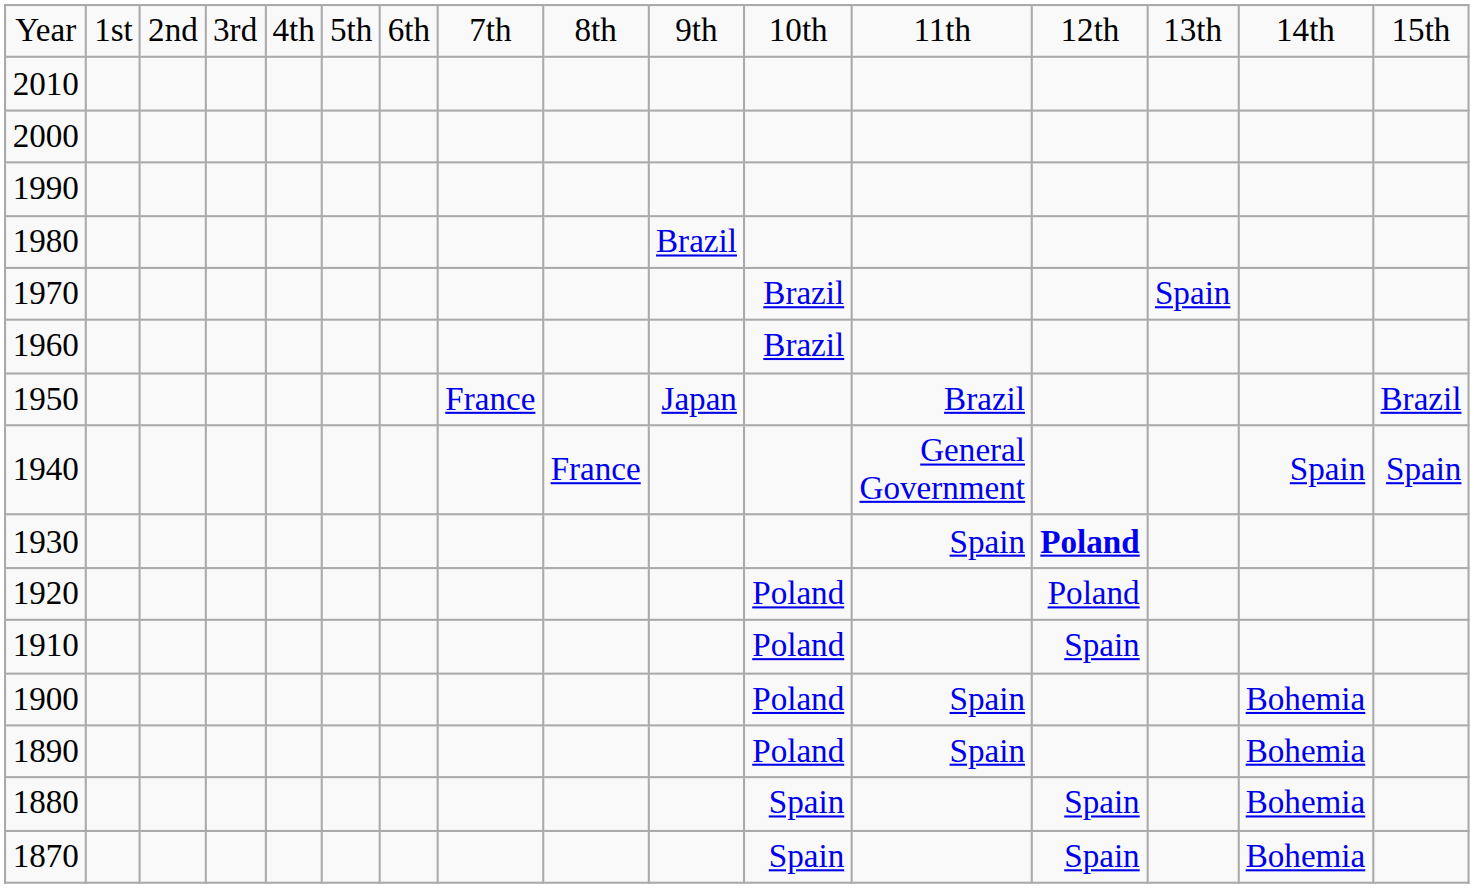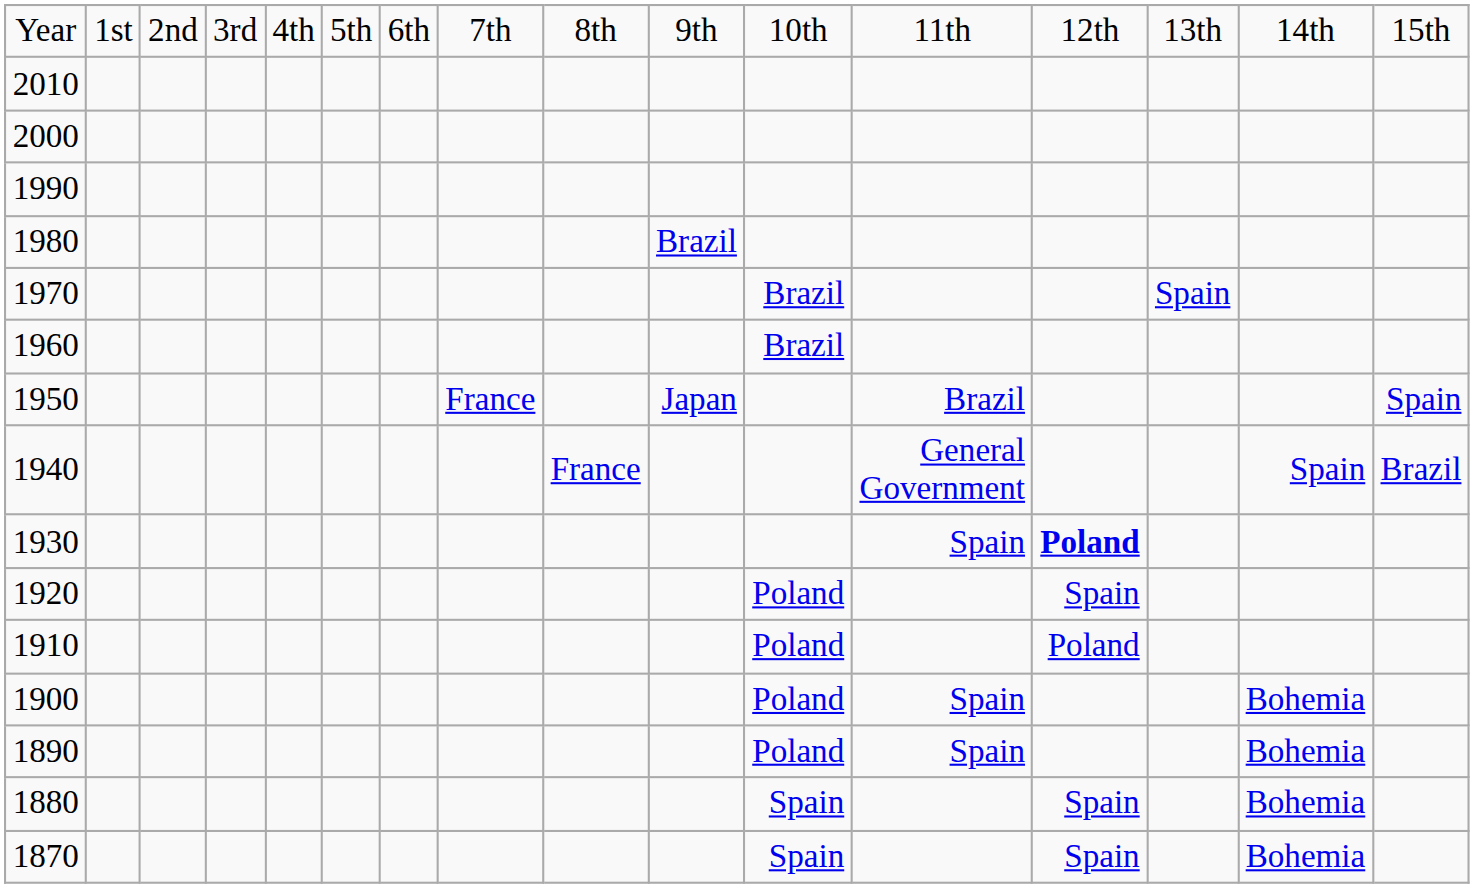(1421, 398) Brazil -> (1424, 398) Spain
(1424, 469) Spain -> (1421, 469) Brazil
(1094, 593) Poland -> (1102, 593) Spain
(1102, 645) Spain -> (1094, 645) Poland
